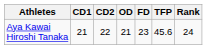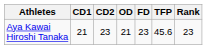(105, 32) 22 -> (105, 32) 23
(188, 32) 24 -> (188, 32) 23
